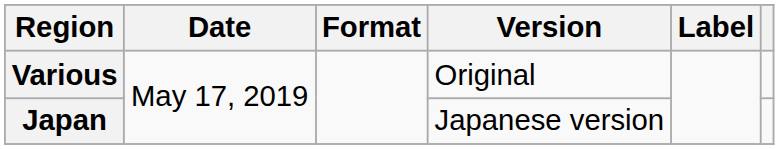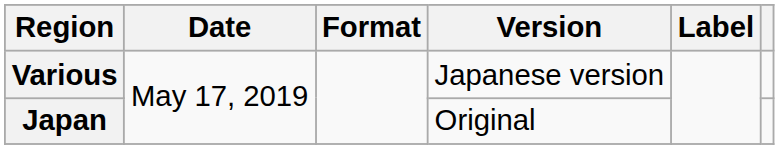(485, 74) Original -> (549, 74) Japanese version
(549, 120) Japanese version -> (485, 120) Original
